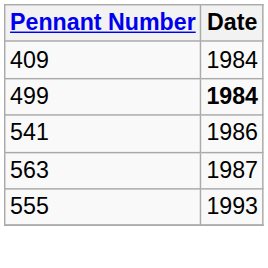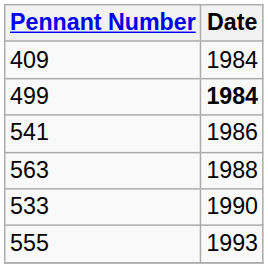(232, 170) 1987 -> (232, 170) 1988
+ row: (29, 206)
